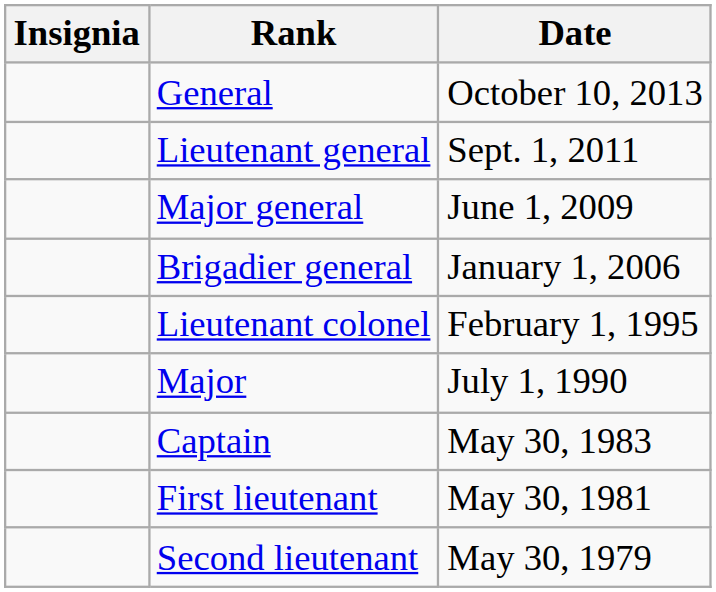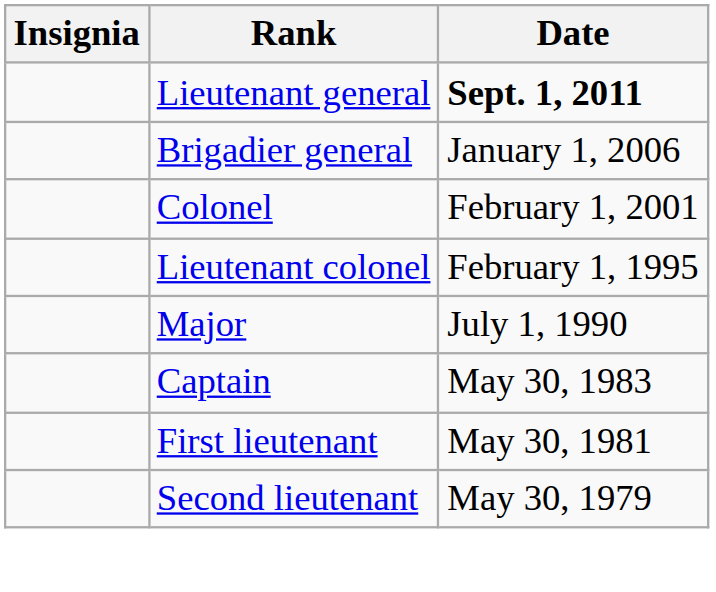- row: (215, 91)
(543, 149) normal -> (545, 91) bold
- row: (260, 207)
+ row: (215, 207)
